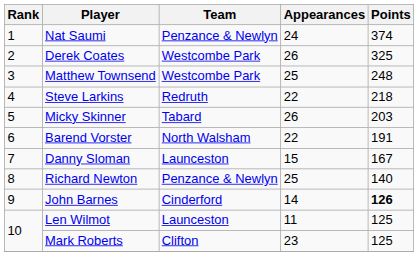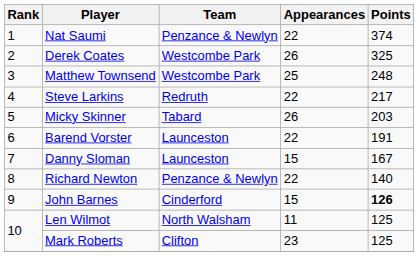(291, 35) 24 -> (291, 35) 22
(382, 96) 218 -> (382, 96) 217
(206, 138) North Walsham -> (195, 138) Launceston
(291, 179) 25 -> (291, 179) 22
(291, 199) 14 -> (291, 199) 15
(195, 220) Launceston -> (206, 220) North Walsham
